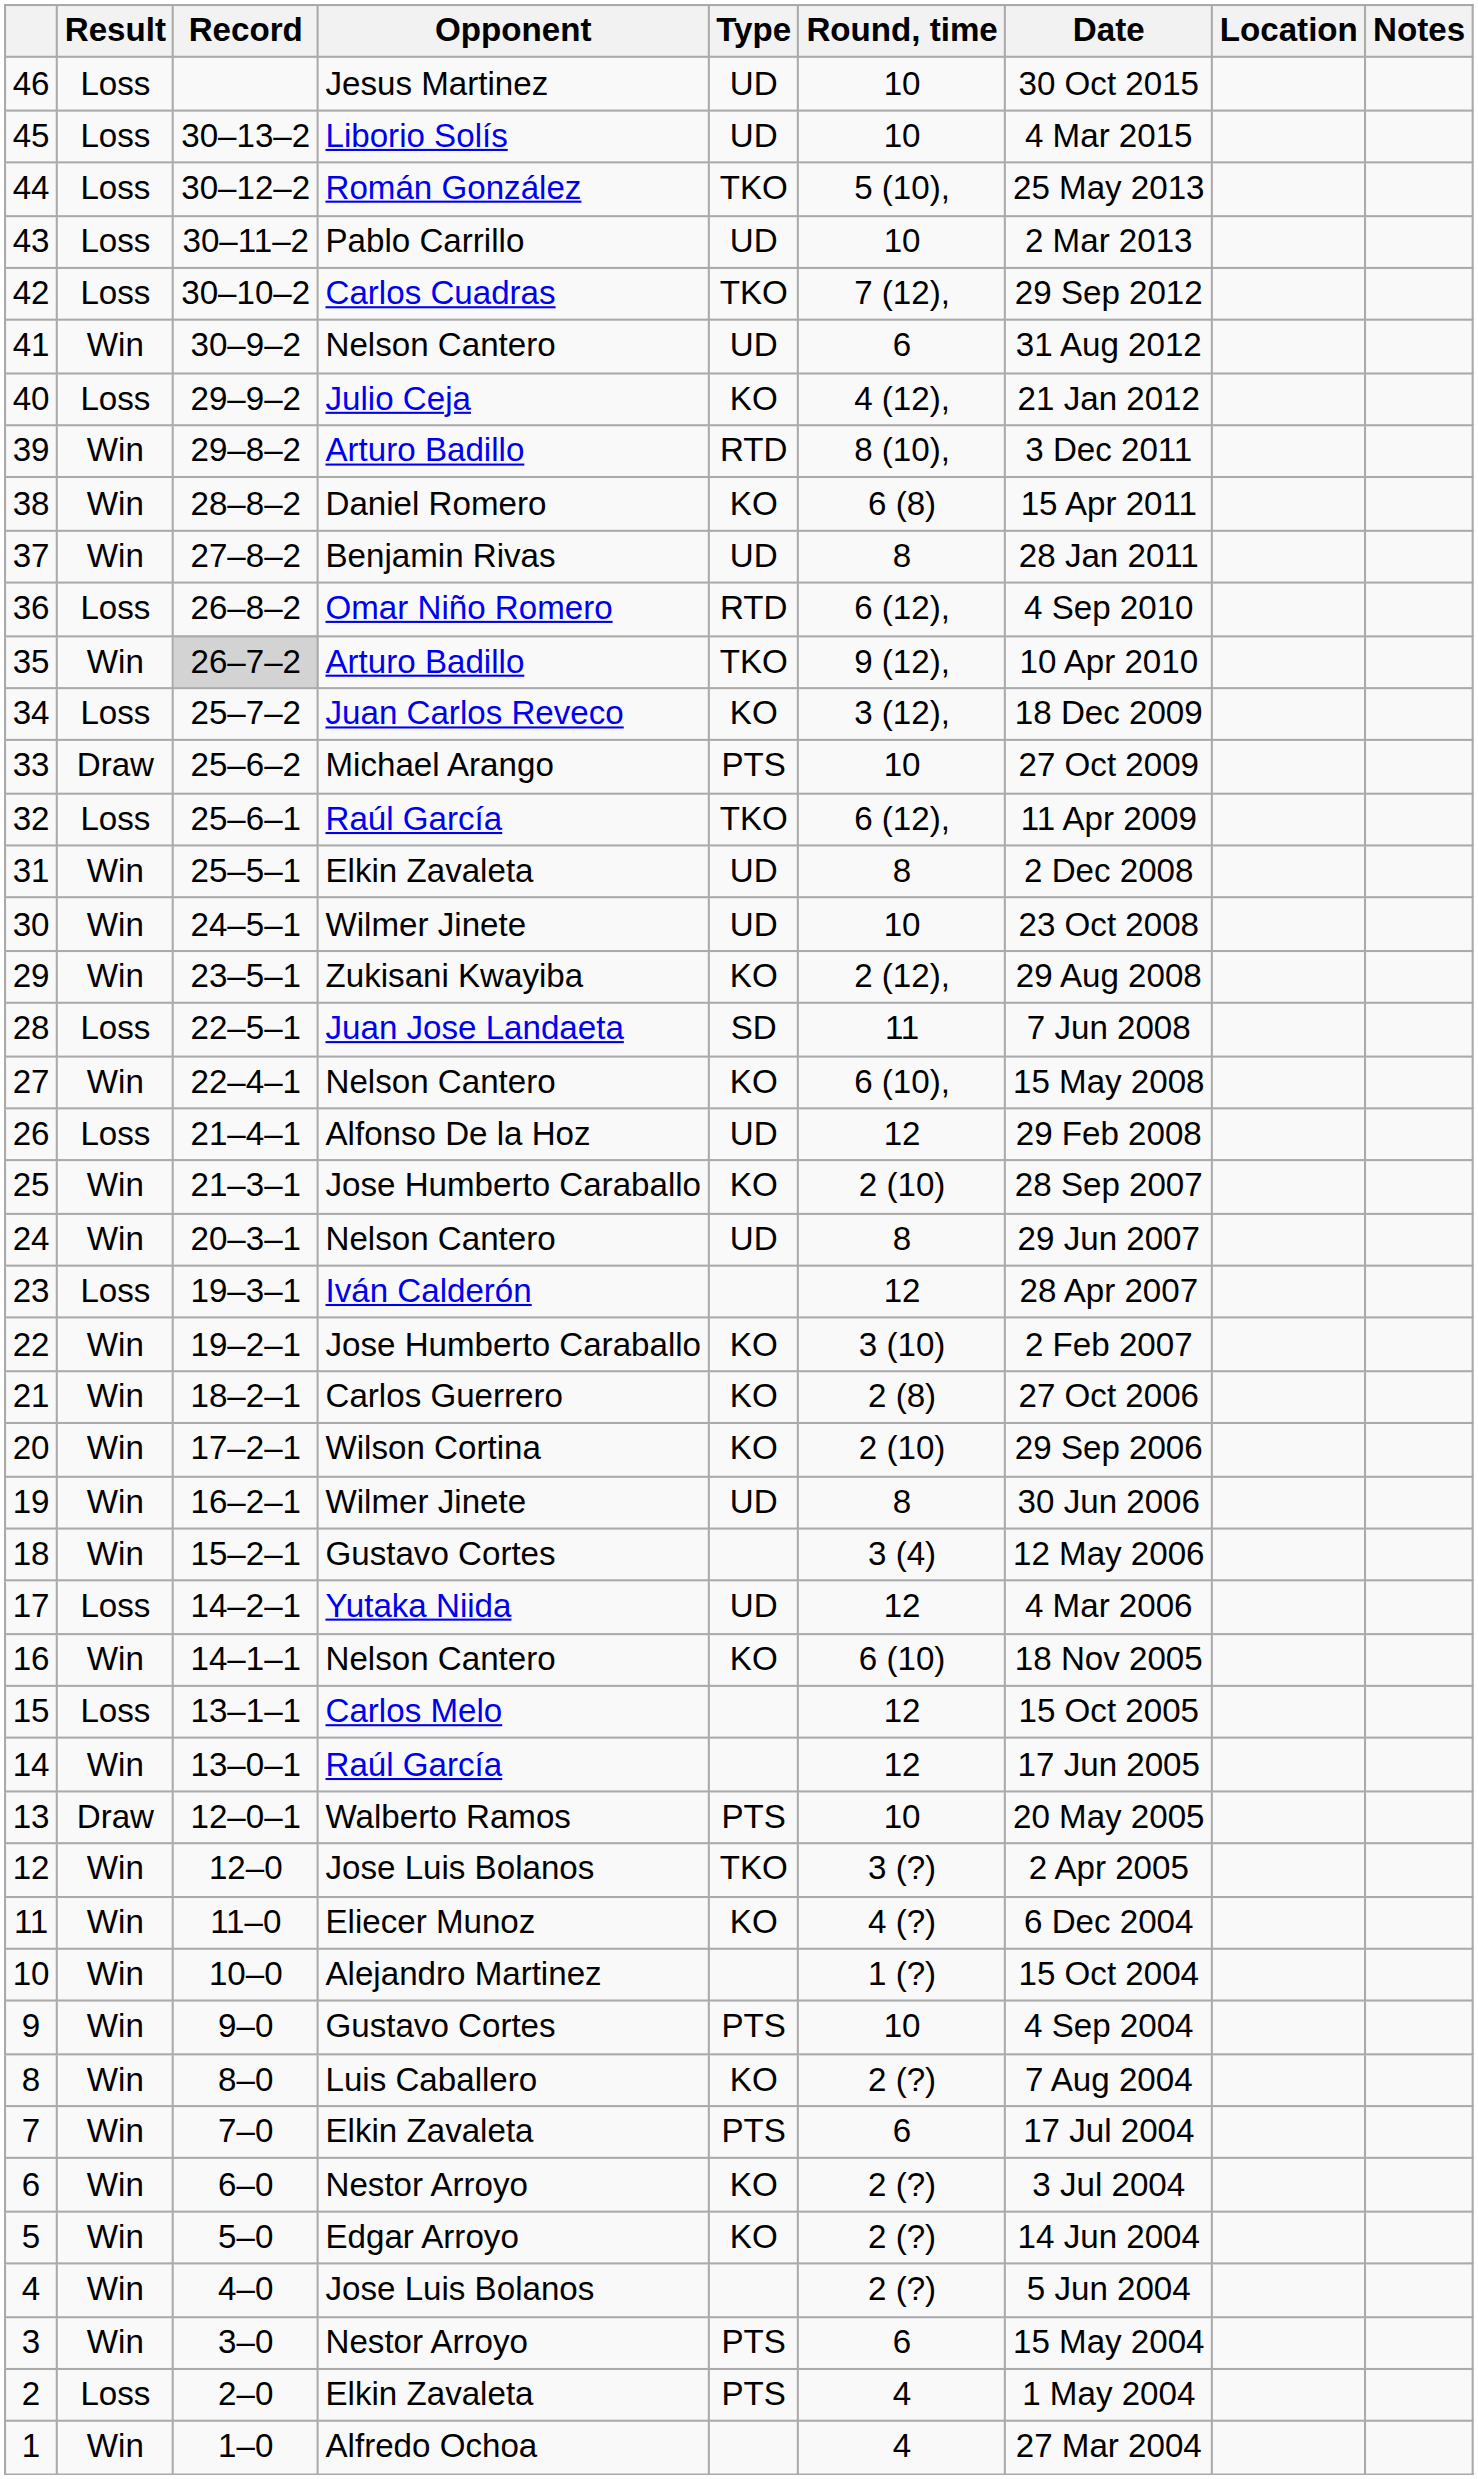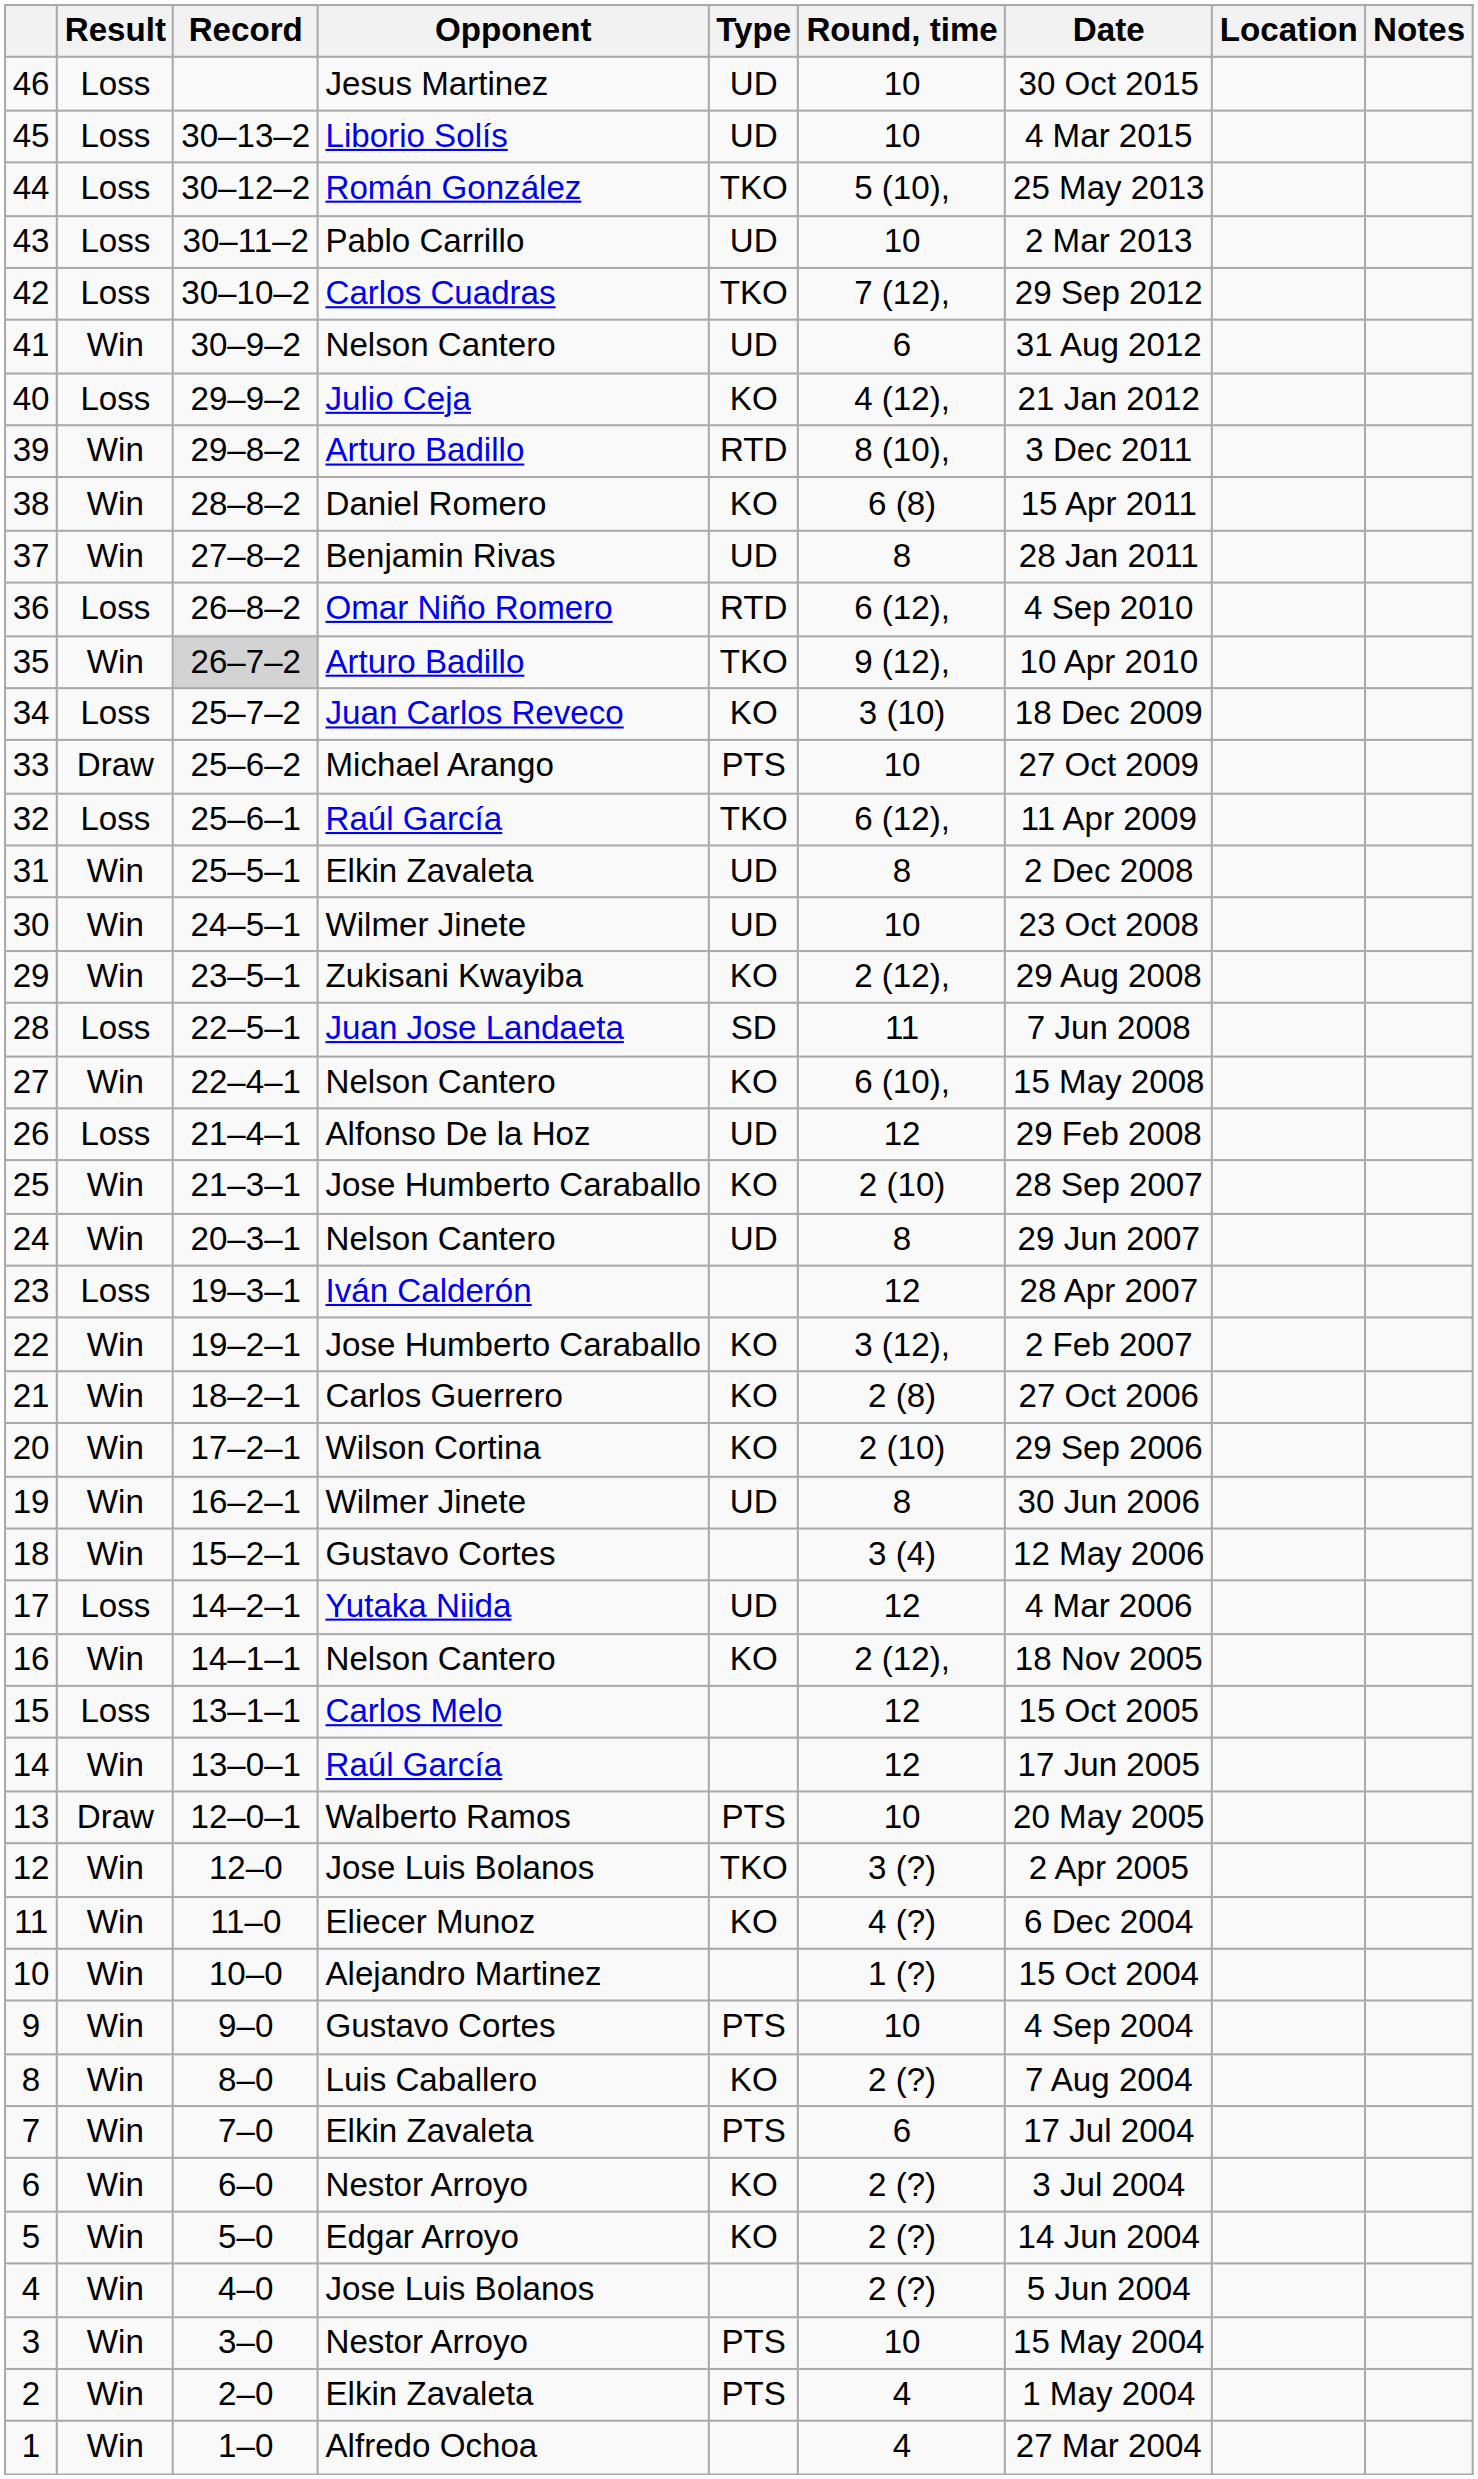(902, 713) 3 (12), -> (902, 713) 3 (10)
(902, 1343) 3 (10) -> (902, 1343) 3 (12),
(902, 1659) 6 (10) -> (902, 1659) 2 (12),
(902, 2341) 6 -> (902, 2341) 10
(115, 2394) Loss -> (115, 2394) Win
